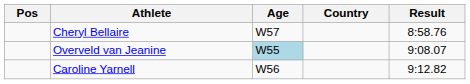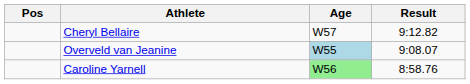- column: (346, 13)
(427, 32) 8:58.76 -> (418, 32) 9:12.82
(268, 69) no background -> (324, 69) lightgreen background
(427, 69) 9:12.82 -> (418, 69) 8:58.76
